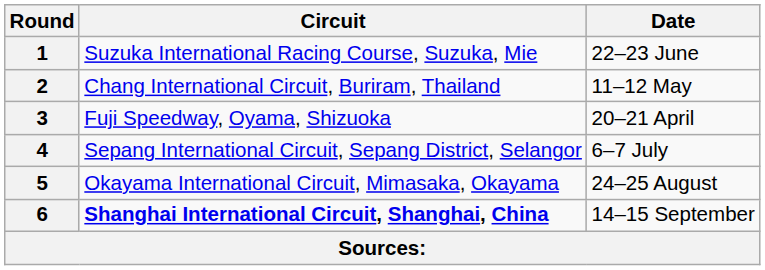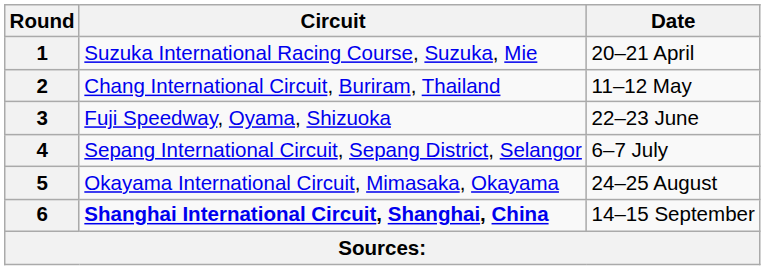(645, 53) 22–23 June -> (643, 53) 20–21 April
(643, 118) 20–21 April -> (645, 118) 22–23 June
